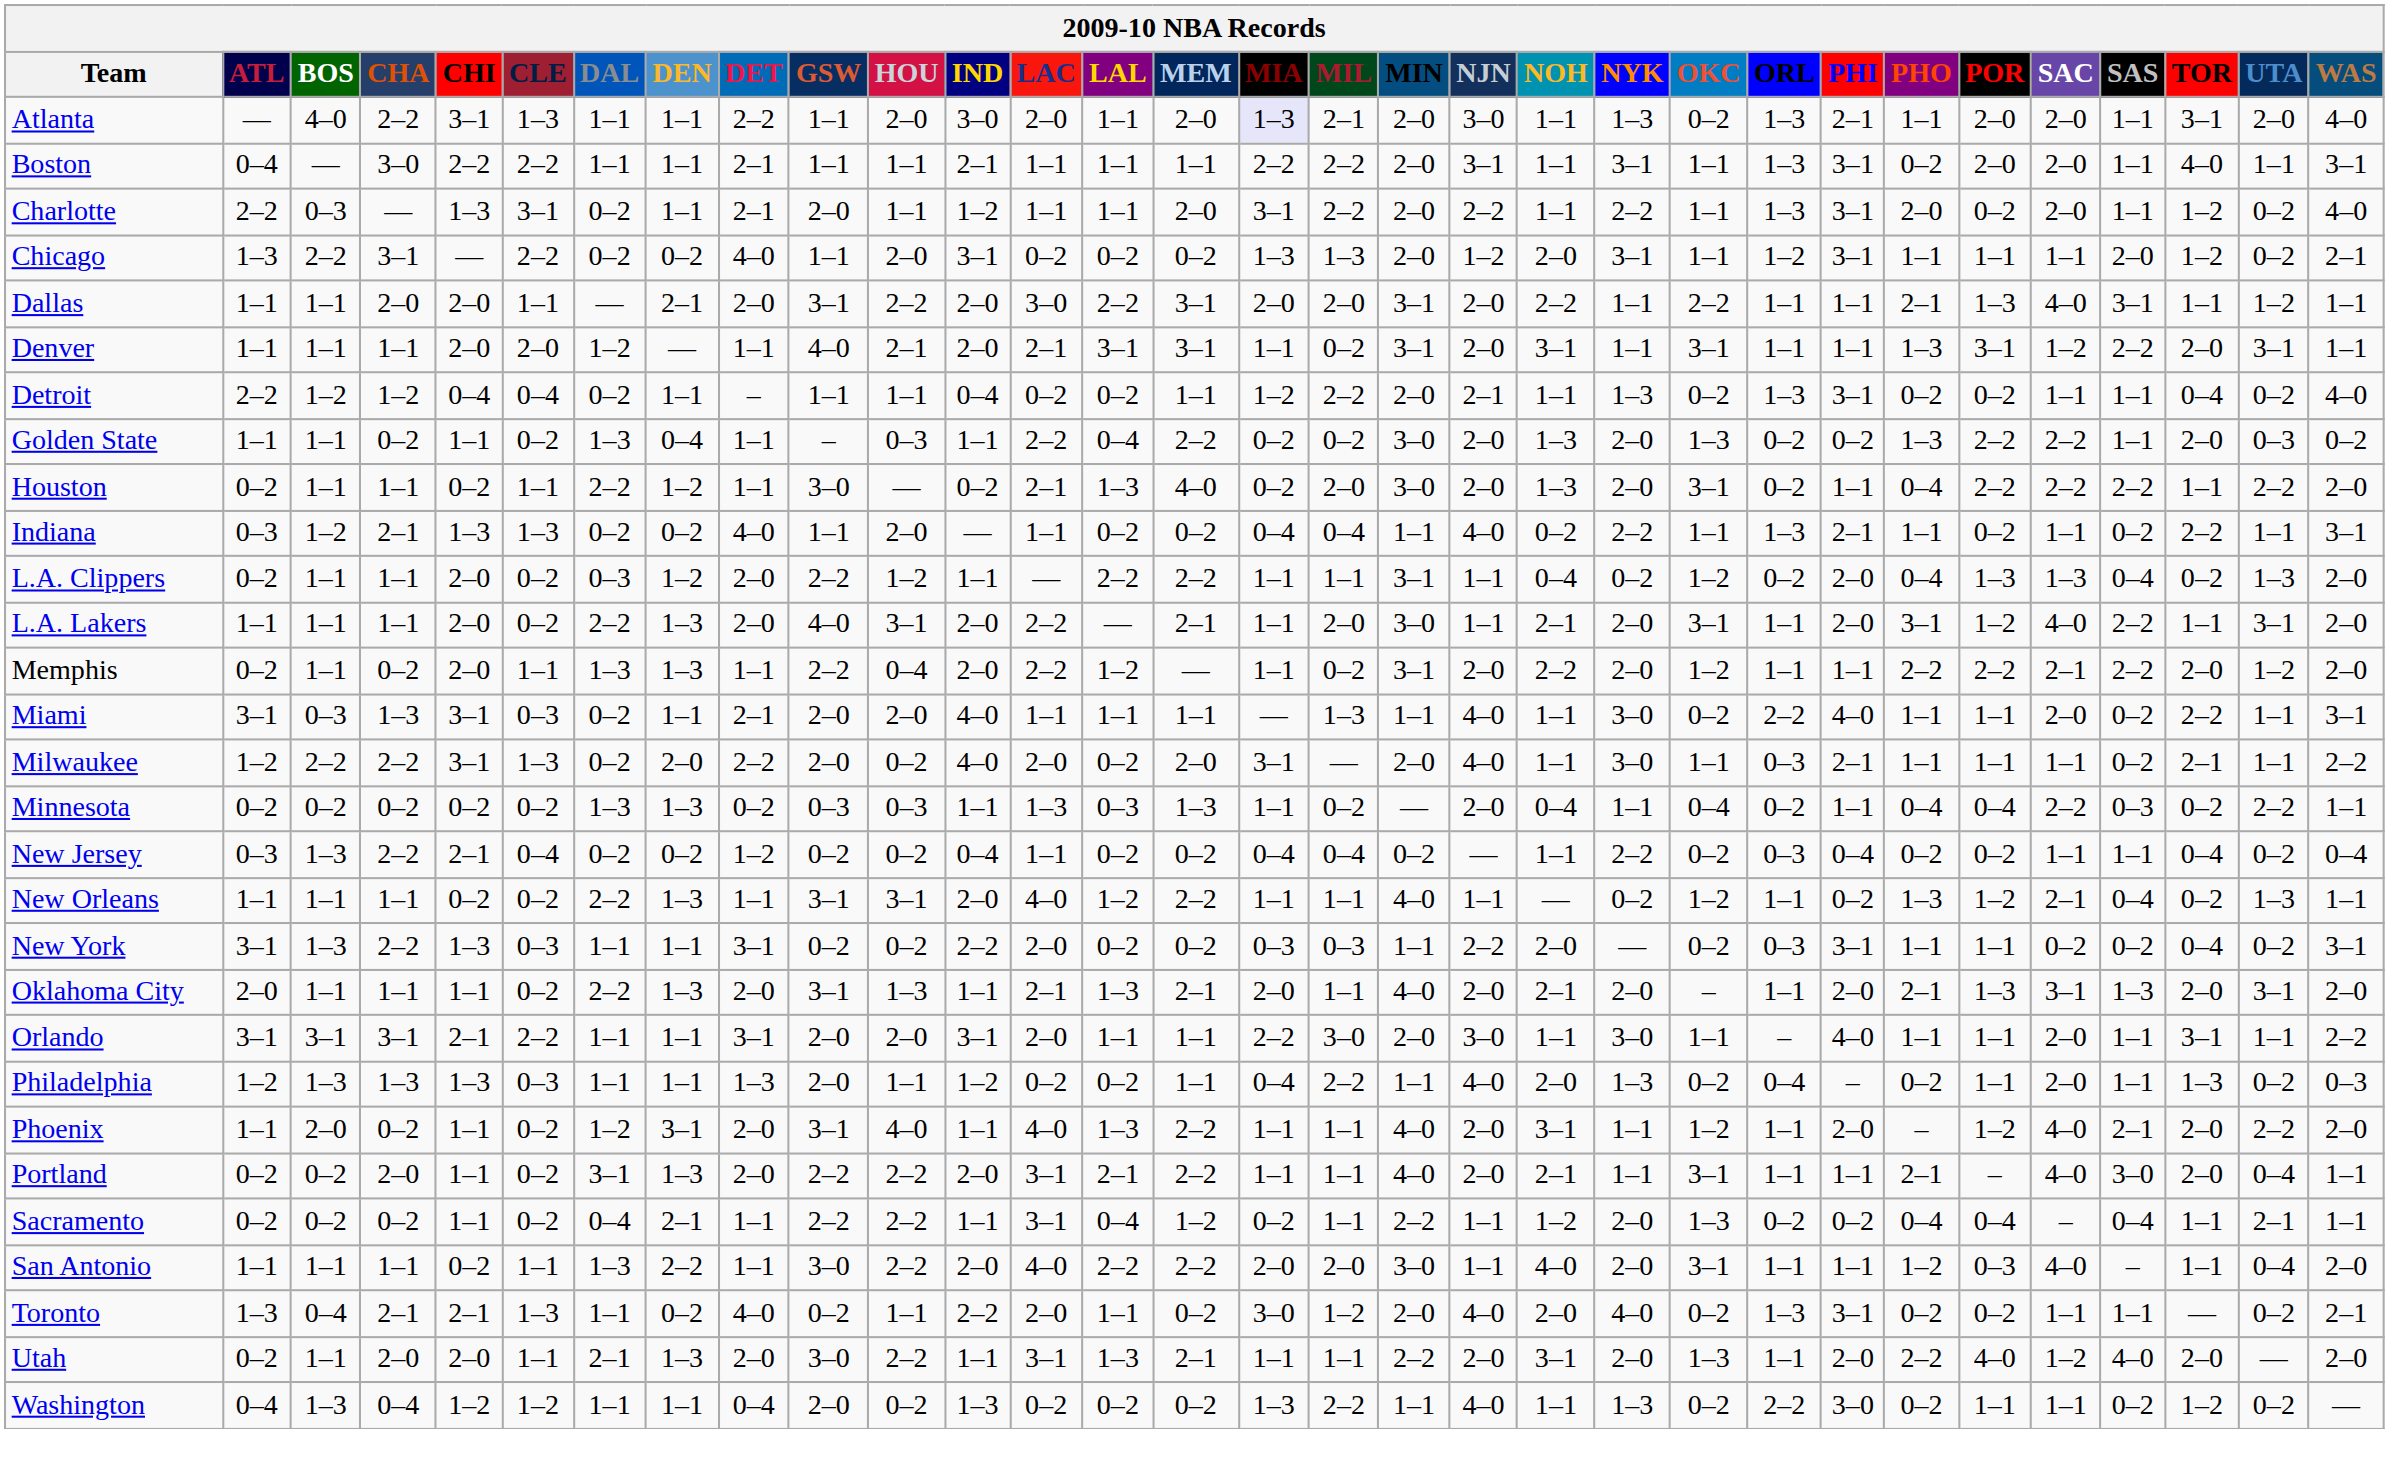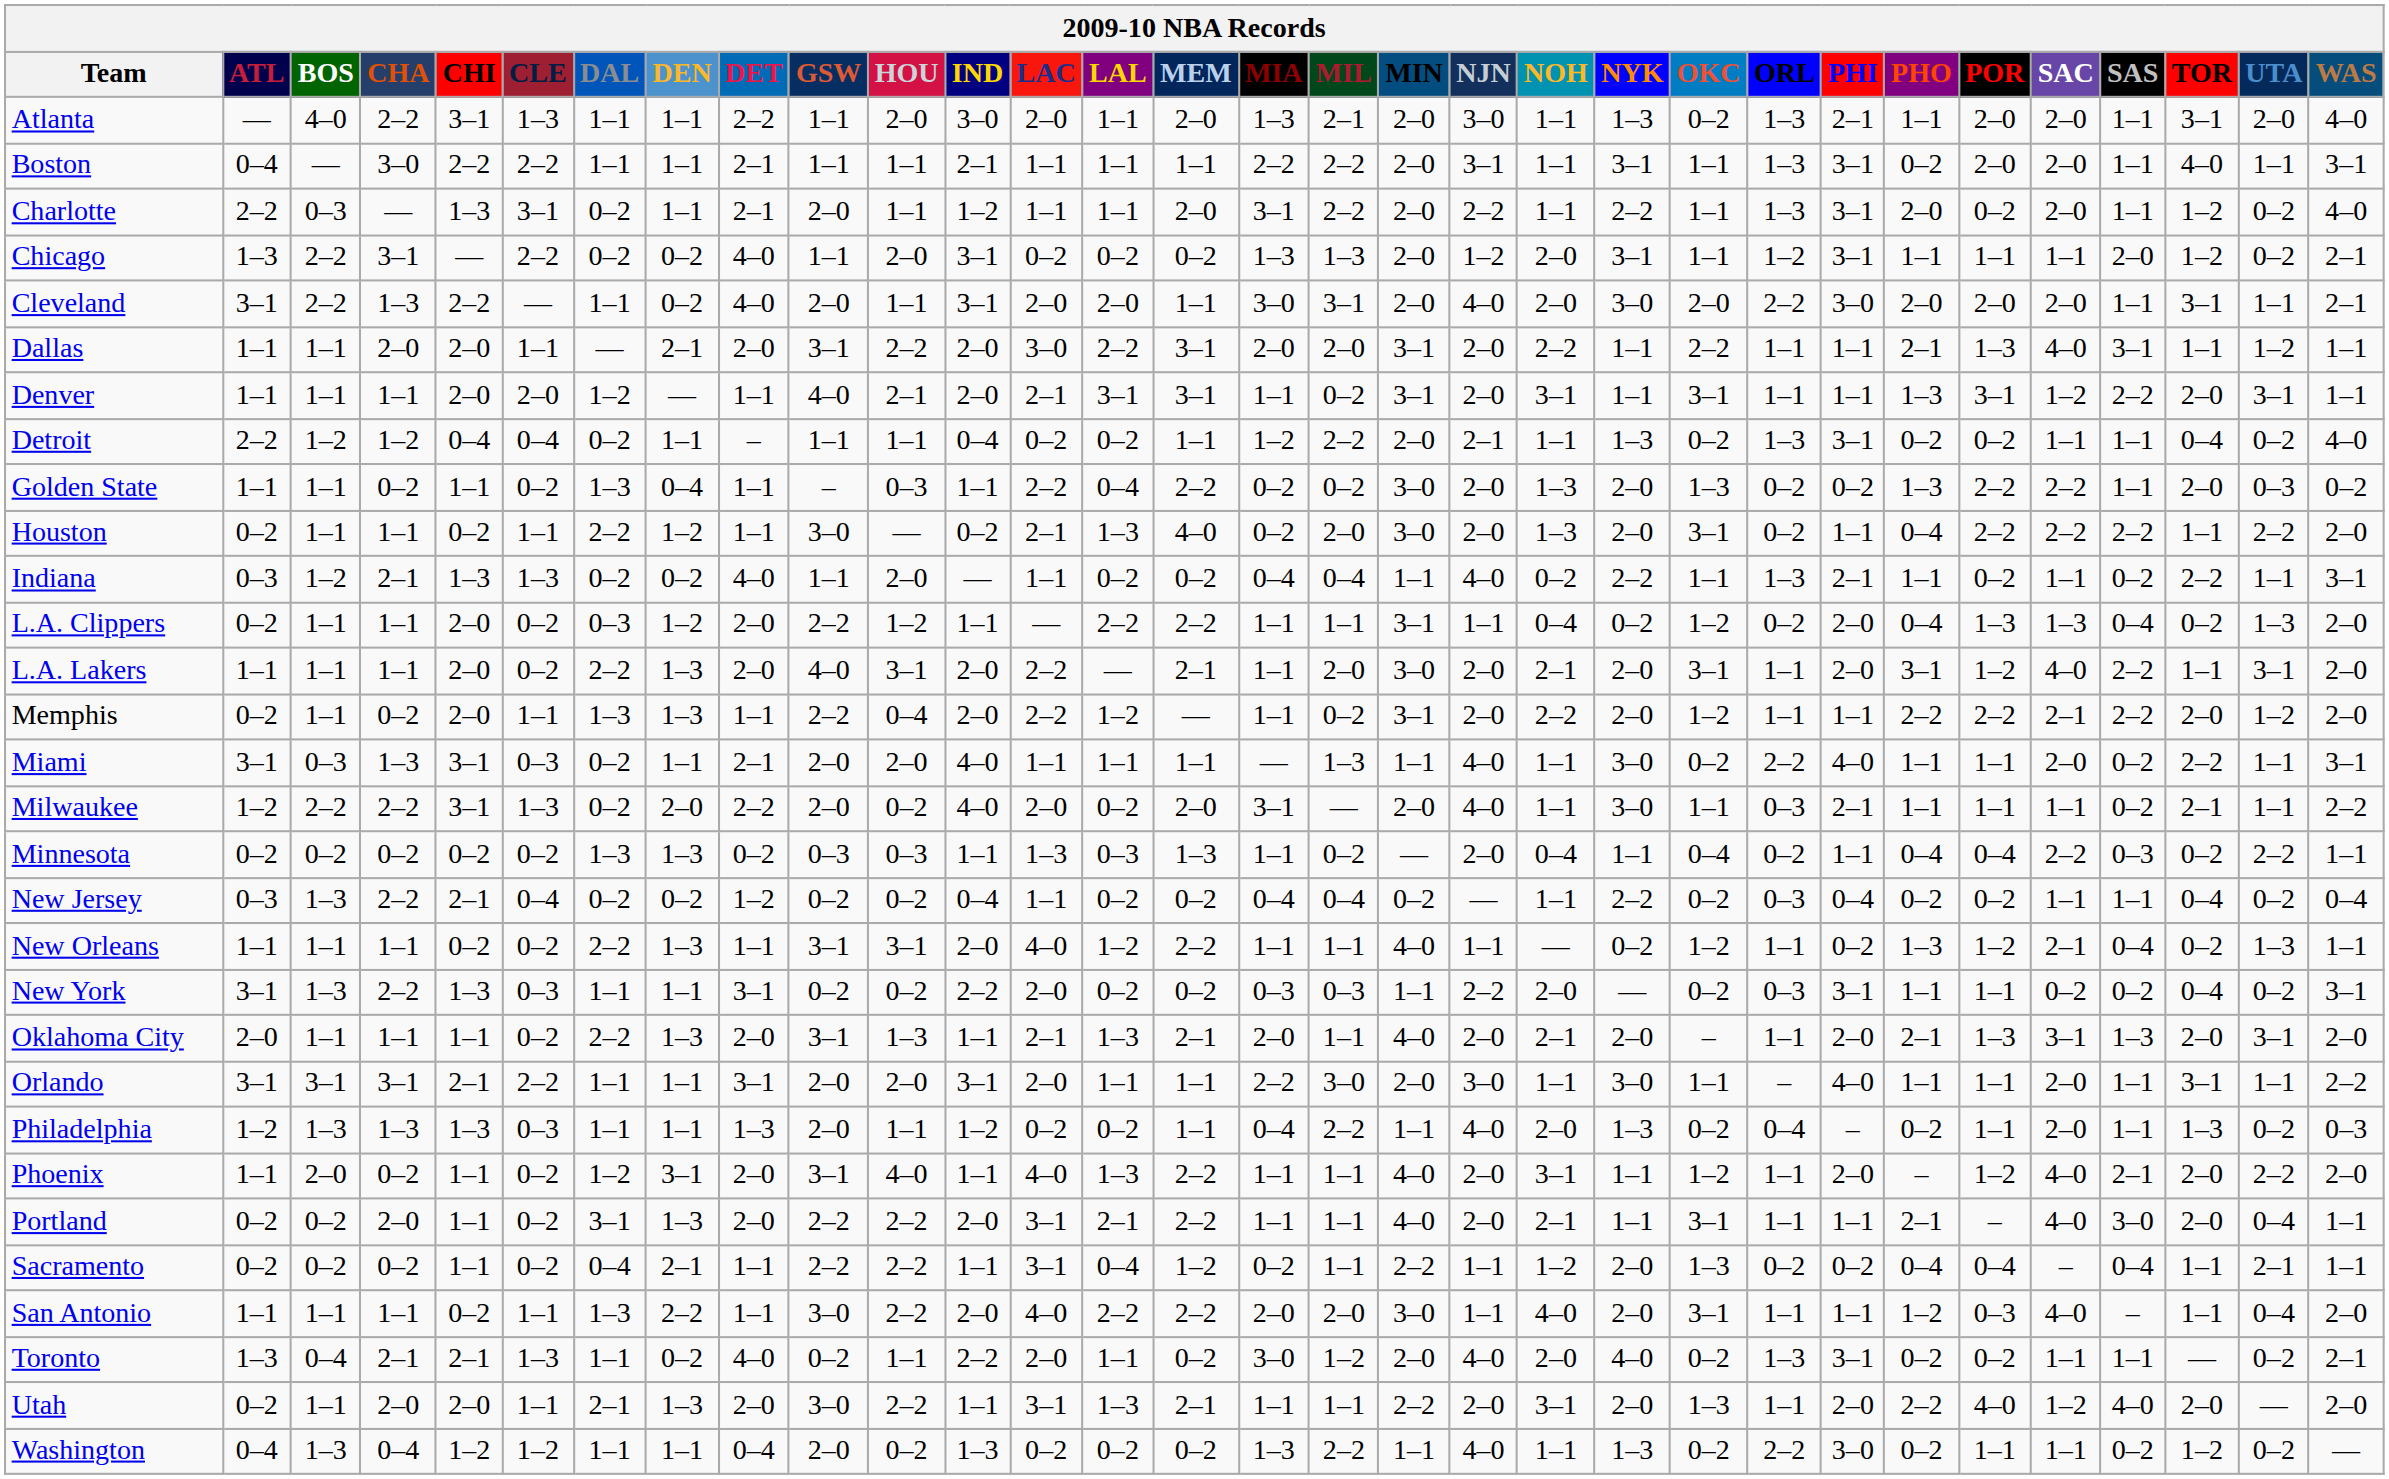(1274, 118) lavender background -> (1274, 118) no background
+ row: (69, 302)
(1483, 623) 1–1 -> (1483, 669) 2–0
